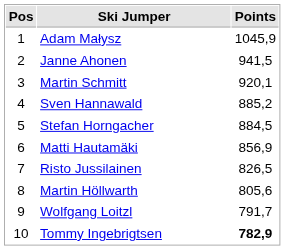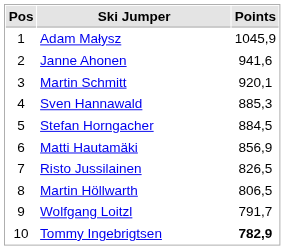(255, 60) 941,5 -> (255, 60) 941,6
(255, 104) 885,2 -> (255, 104) 885,3
(255, 190) 805,6 -> (255, 190) 806,5
